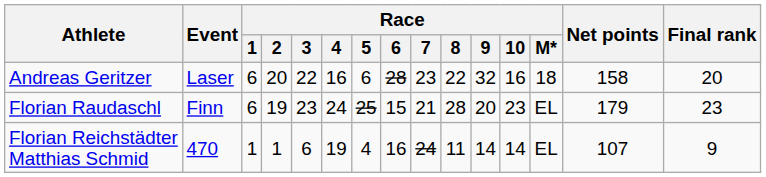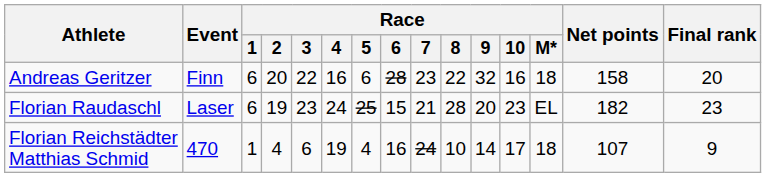(210, 78) Laser -> (205, 78) Finn
(205, 108) Finn -> (210, 108) Laser
(613, 108) 179 -> (613, 108) 182
(277, 148) 1 -> (277, 148) 4
(456, 148) 11 -> (456, 148) 10
(515, 148) 14 -> (515, 148) 17
(546, 148) EL -> (546, 148) 18
